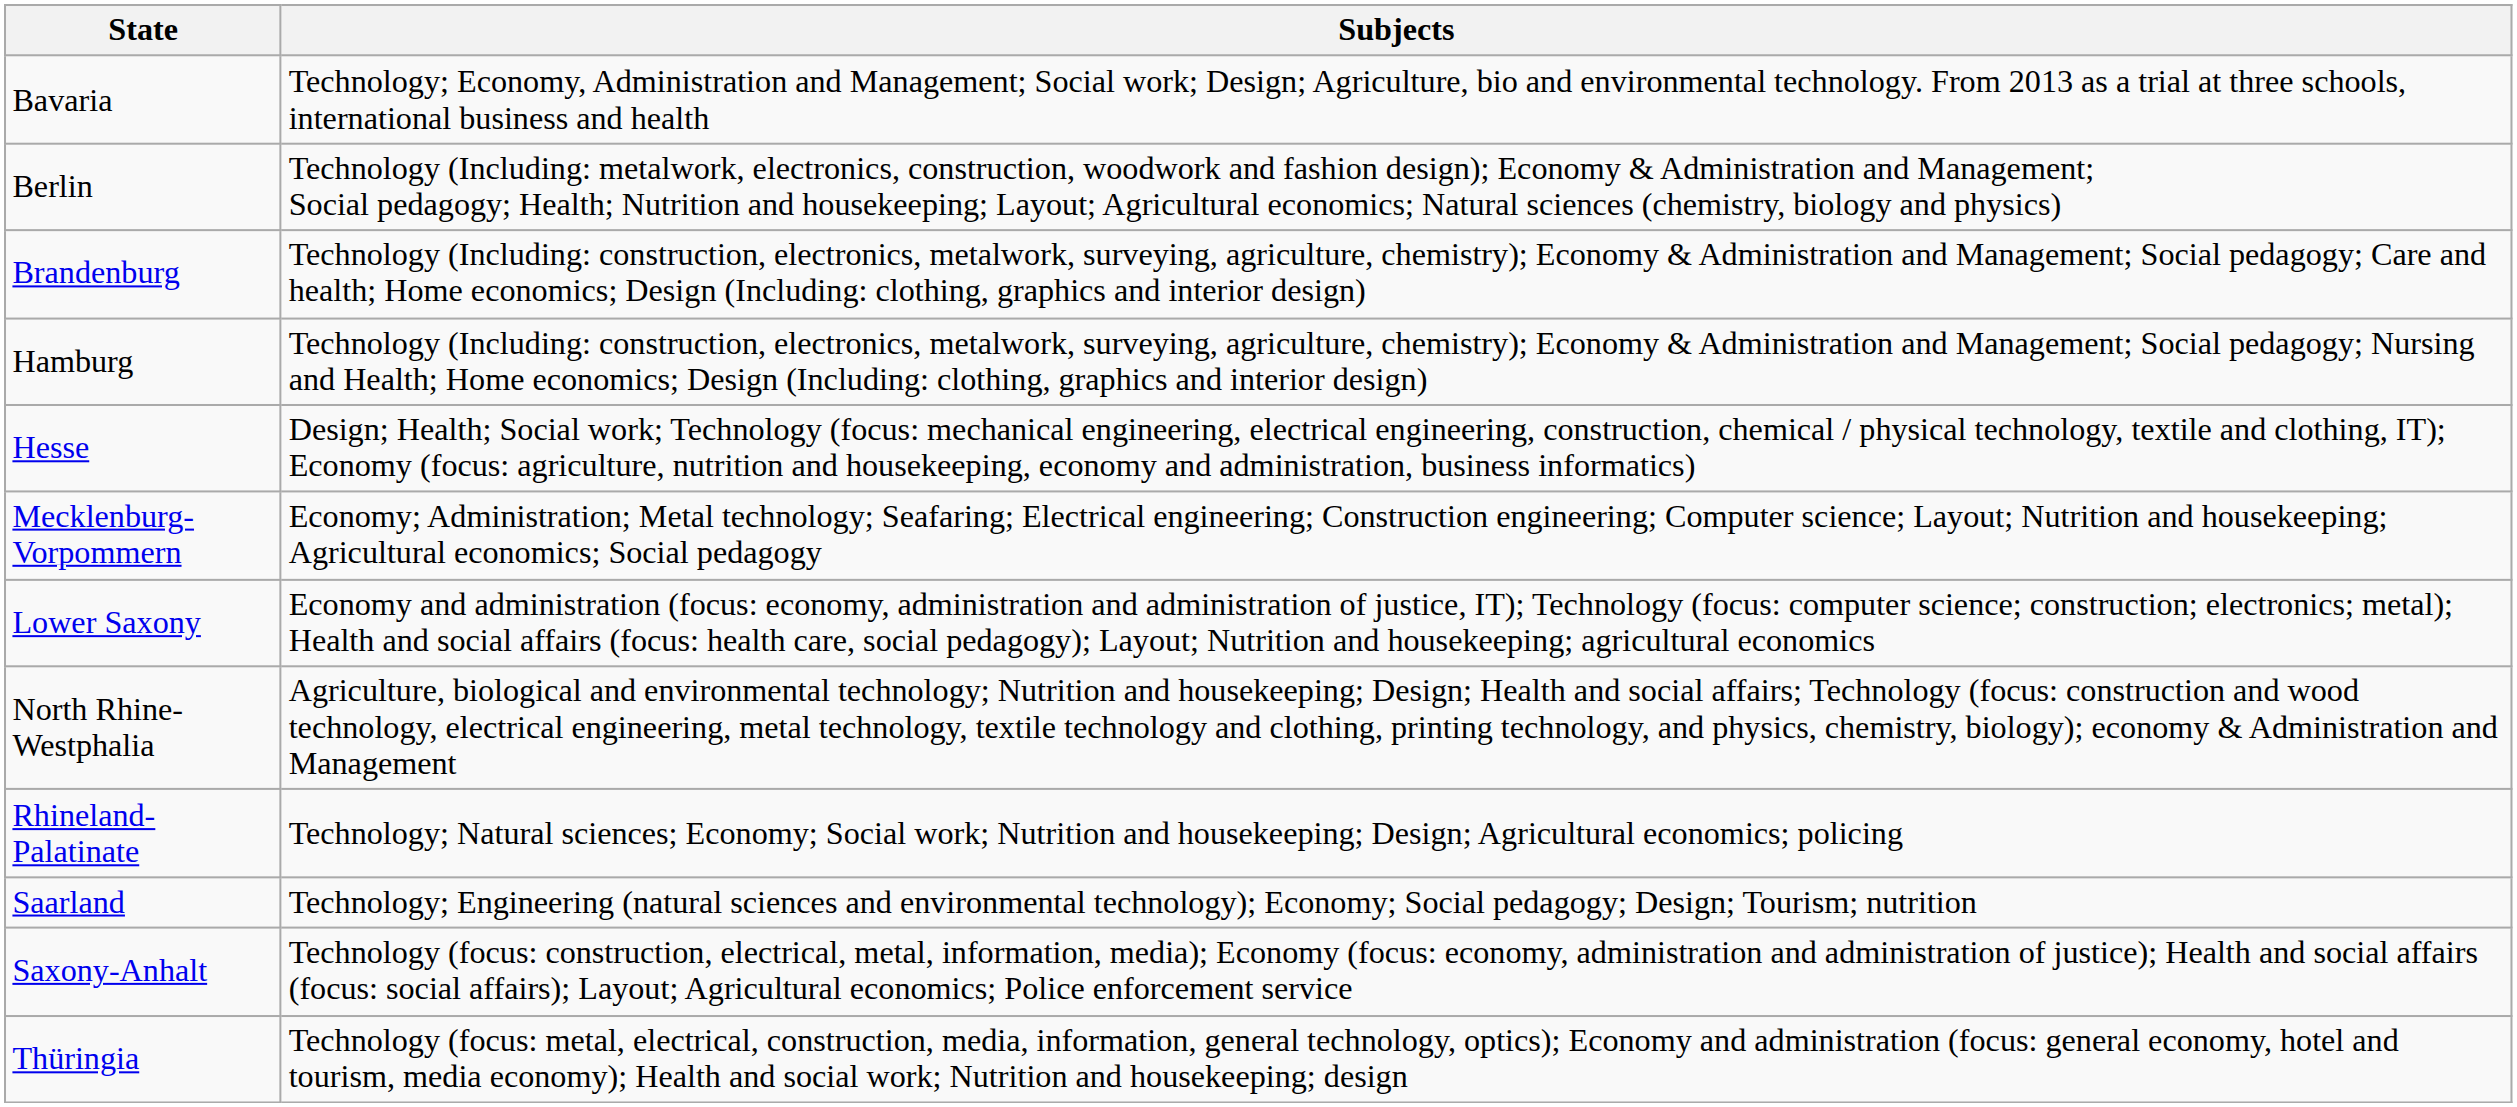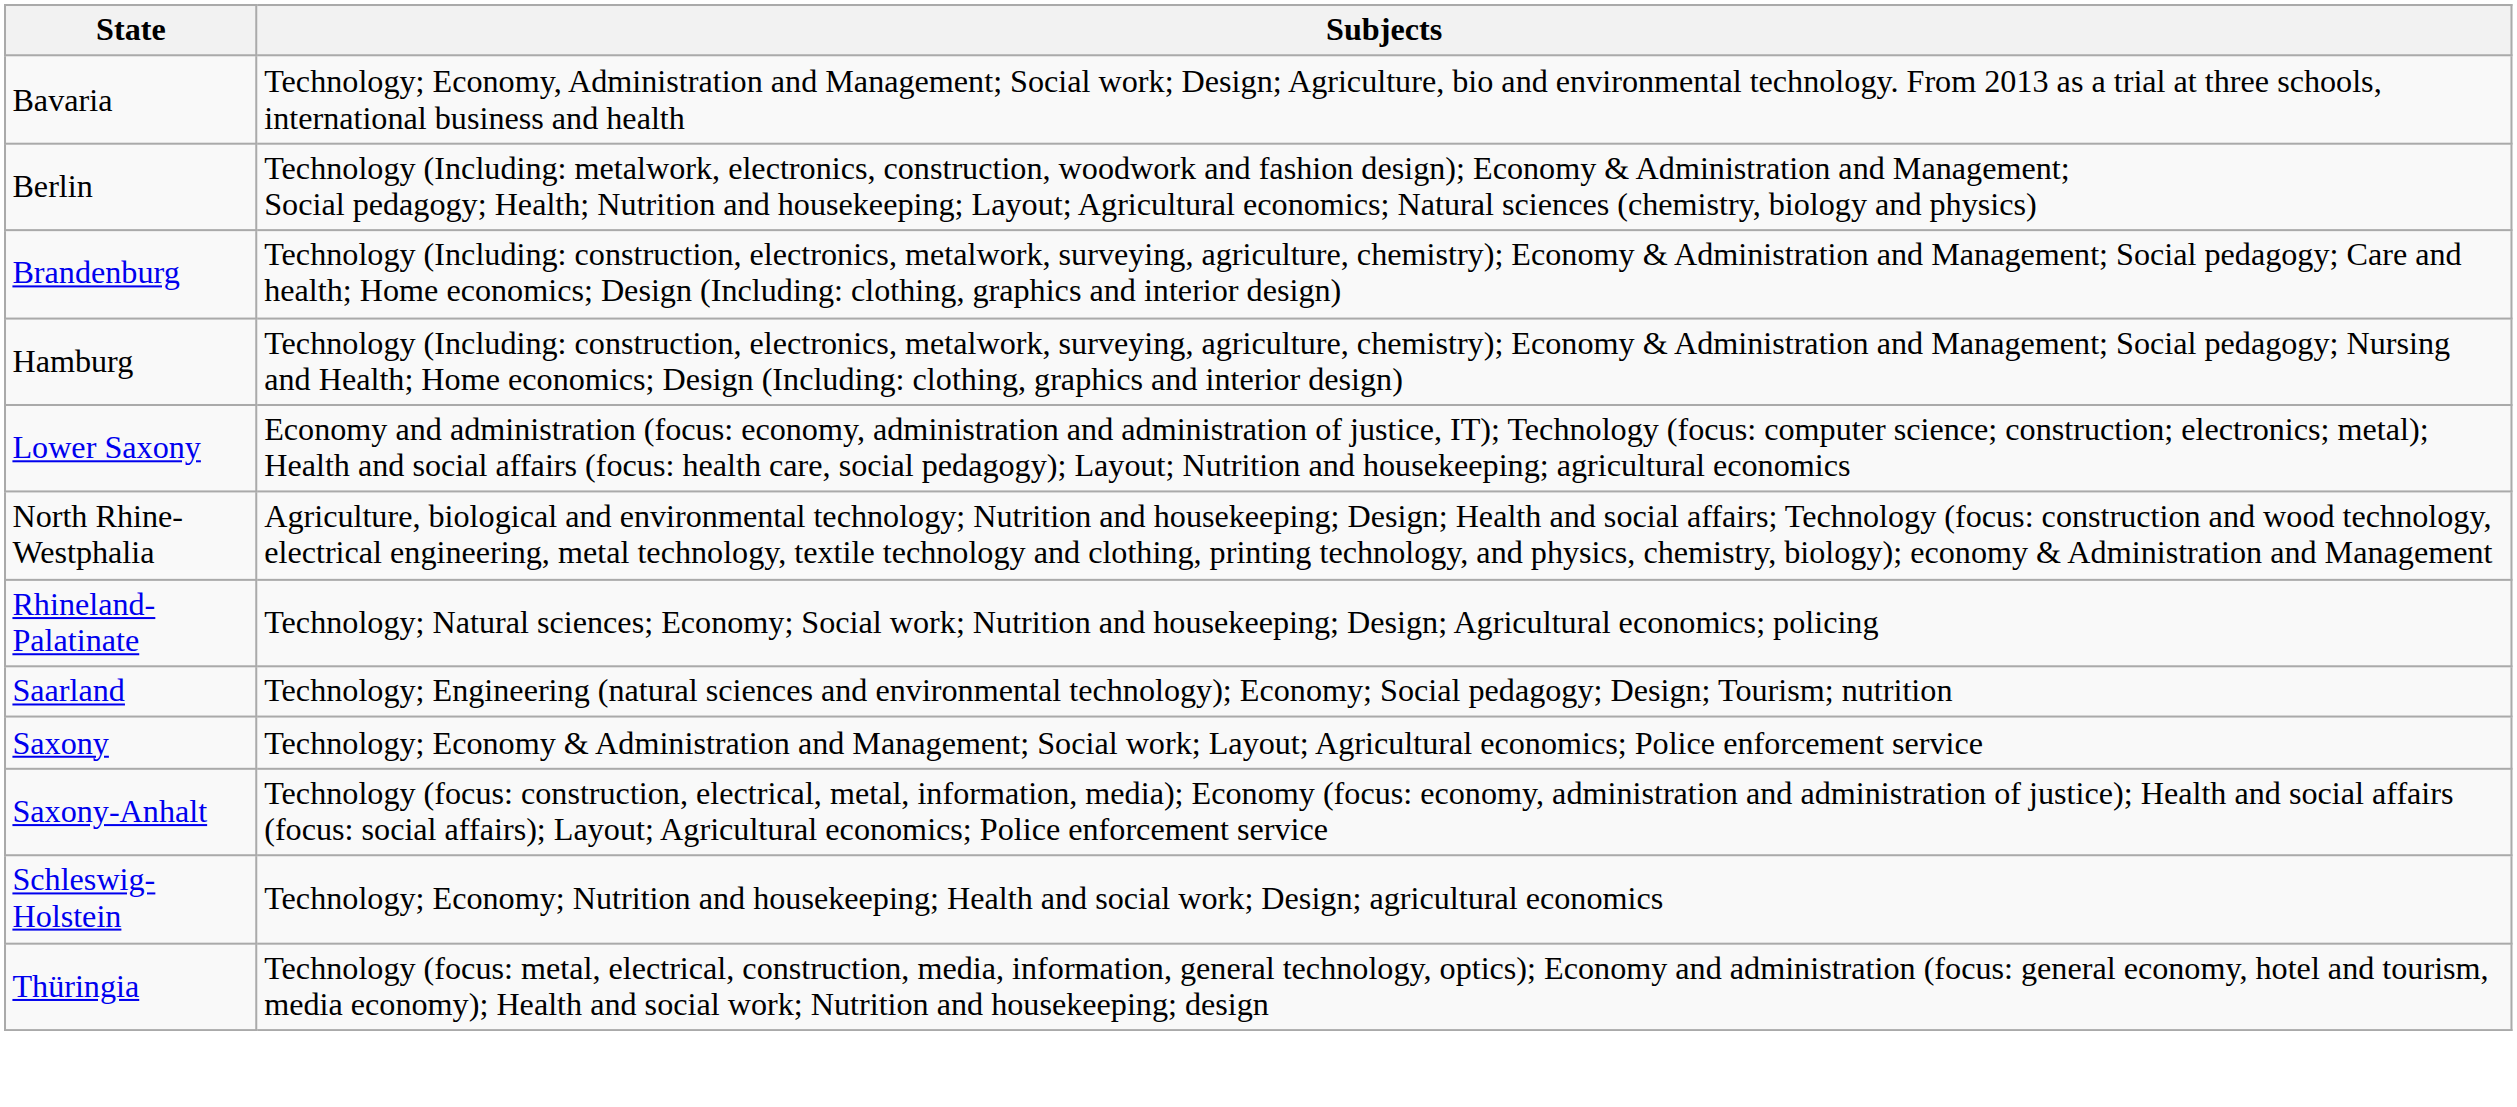- row: (51, 447)
- row: (103, 535)
+ row: (61, 742)
+ row: (84, 898)
